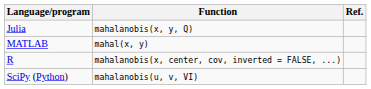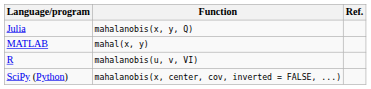(218, 61) mahalanobis(x, center, cov, inverted = FALSE, ...) -> (146, 61) mahalanobis(u, v, VI)
(146, 77) mahalanobis(u, v, VI) -> (218, 77) mahalanobis(x, center, cov, inverted = FALSE, ...)
